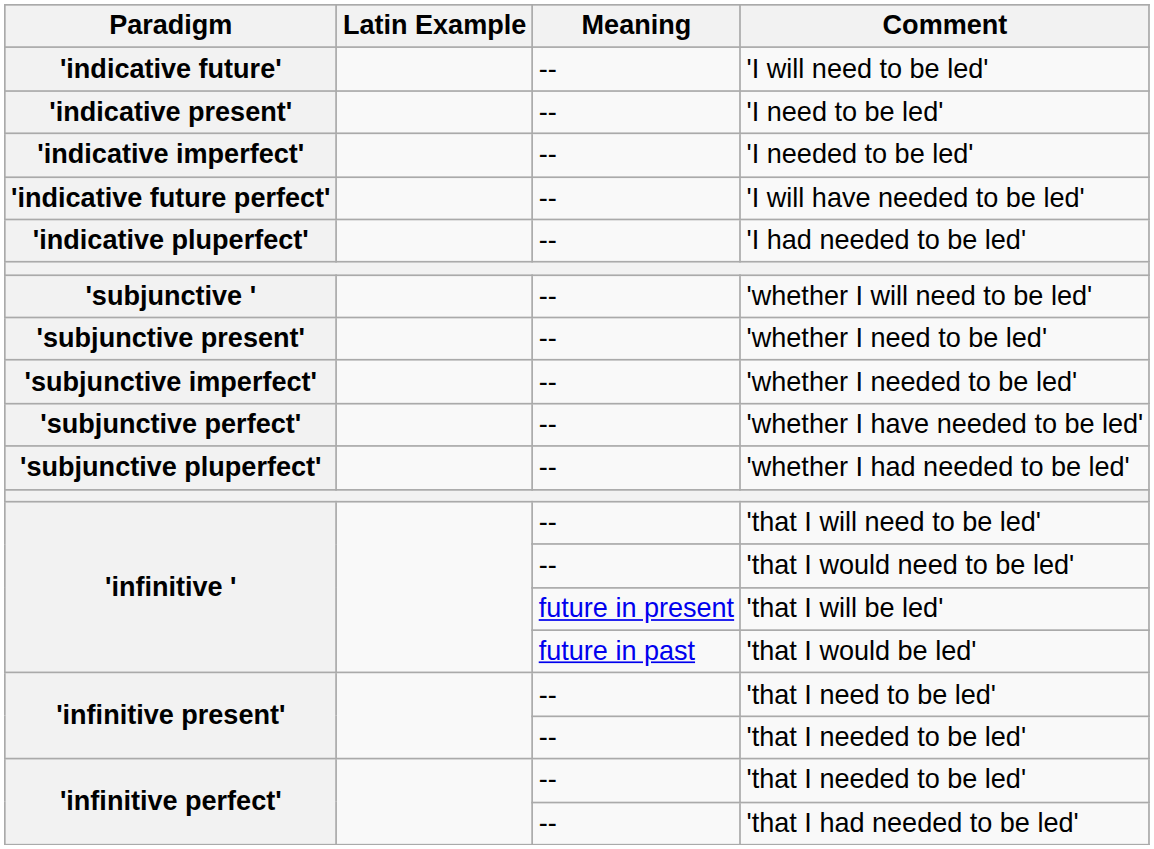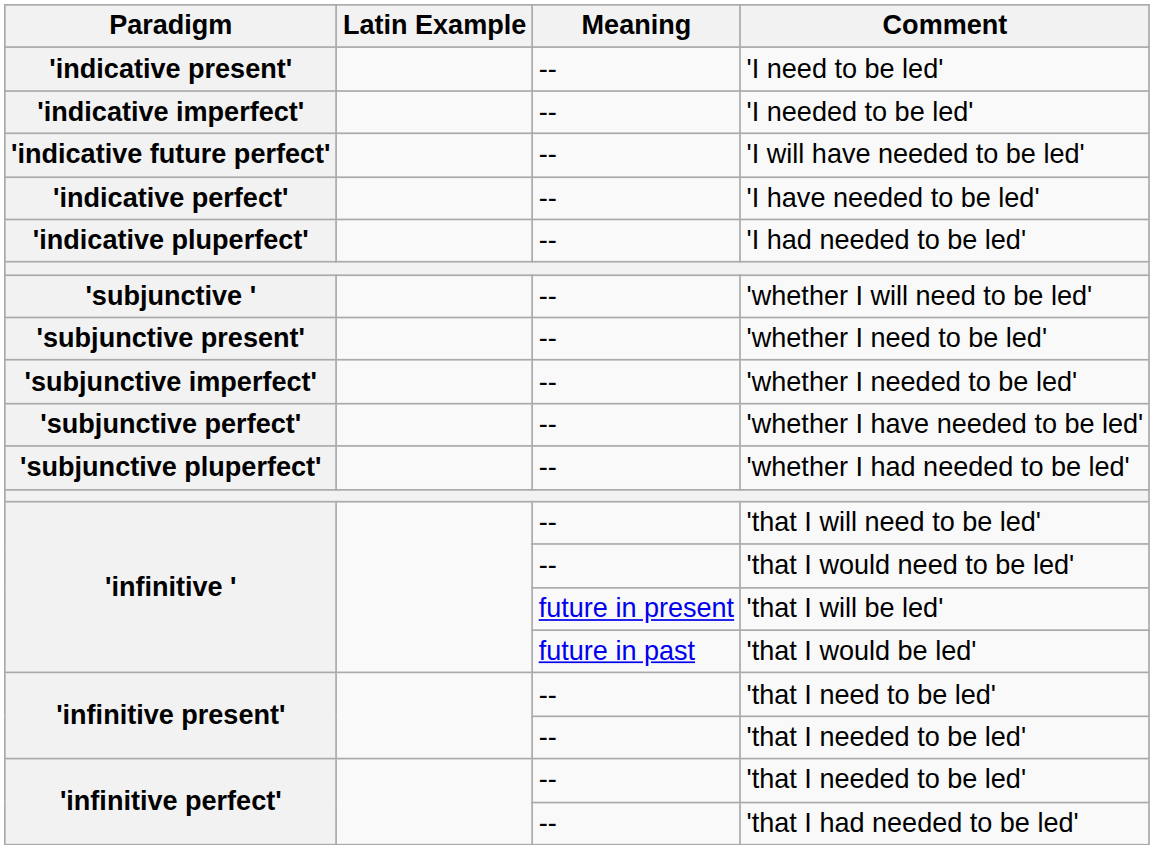- row: (171, 68)
+ row: (171, 197)
